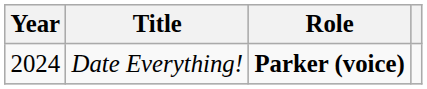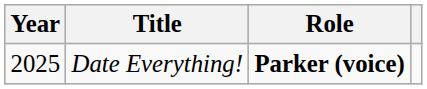(35, 63) 2024 -> (35, 63) 2025
